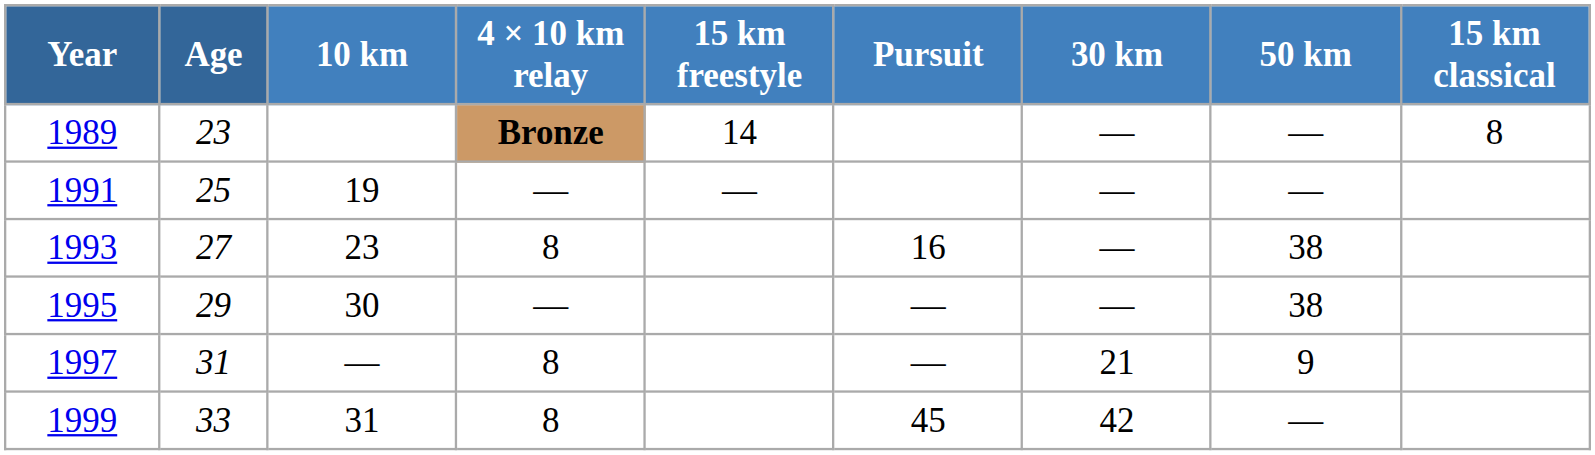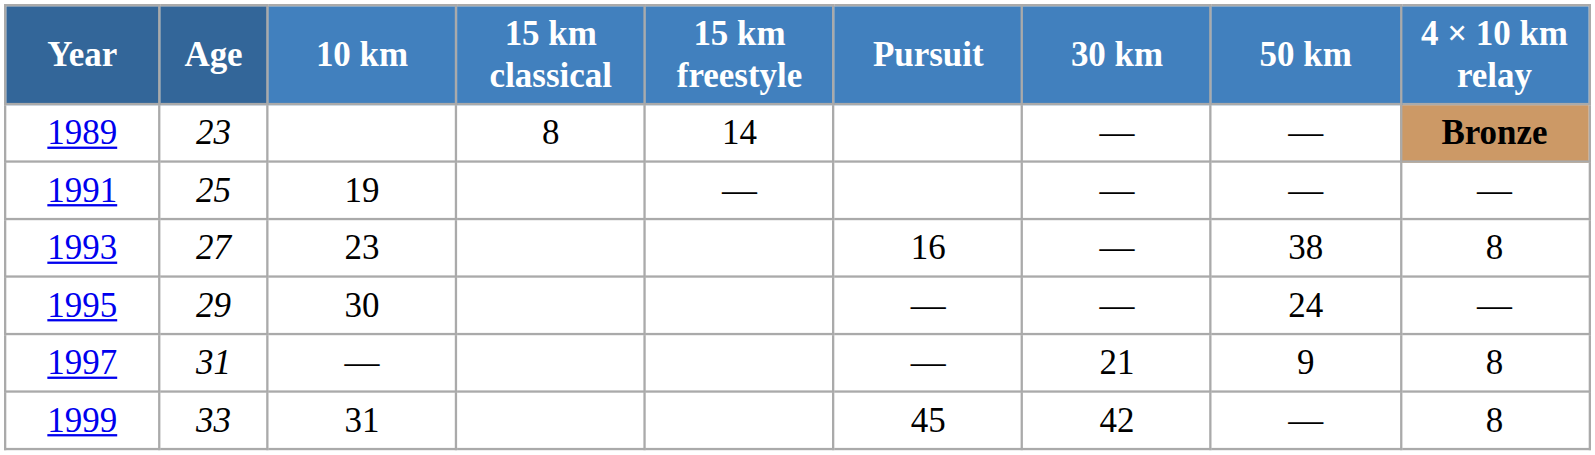columns swapped: (1494, 54) <-> (551, 54)
(1306, 305) 38 -> (1306, 305) 24
